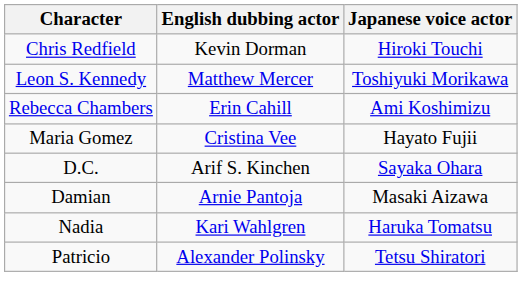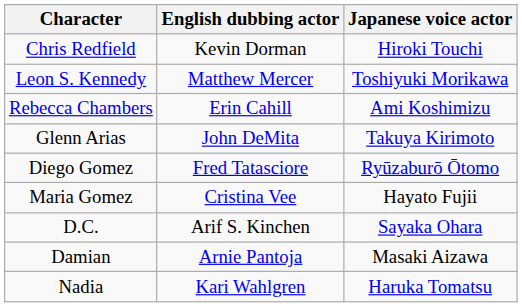+ row: (81, 138)
+ row: (81, 167)
- row: (81, 256)
